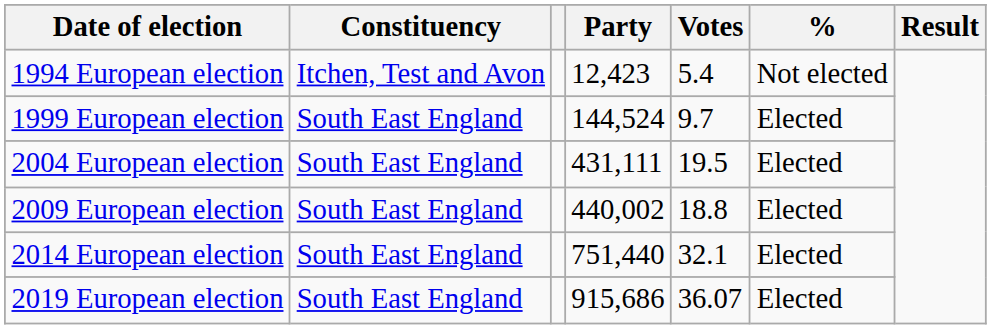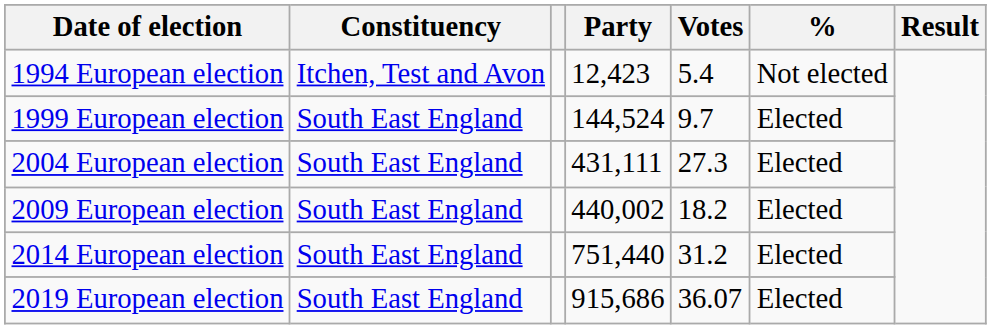(703, 163) 19.5 -> (703, 163) 27.3
(703, 208) 18.8 -> (703, 208) 18.2
(703, 254) 32.1 -> (703, 254) 31.2
